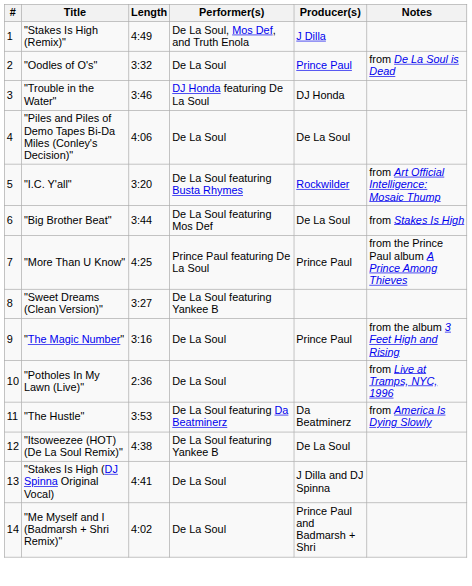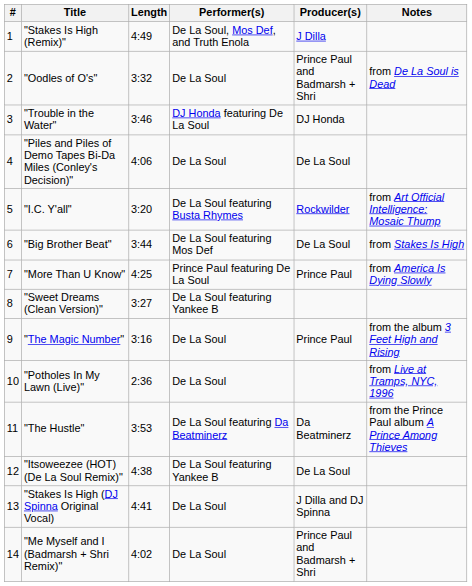(324, 65) Prince Paul -> (326, 78) Prince Paul and Badmarsh + Shri
(406, 262) from the Prince Paul album A Prince Among Thieves -> (407, 274) from America Is Dying Slowly
(407, 417) from America Is Dying Slowly -> (406, 429) from the Prince Paul album A Prince Among Thieves
